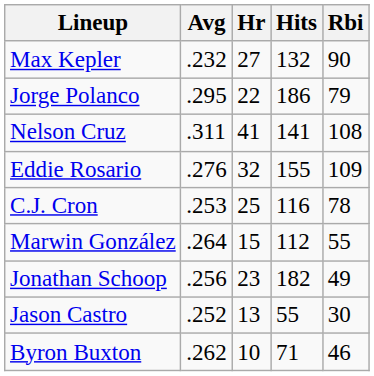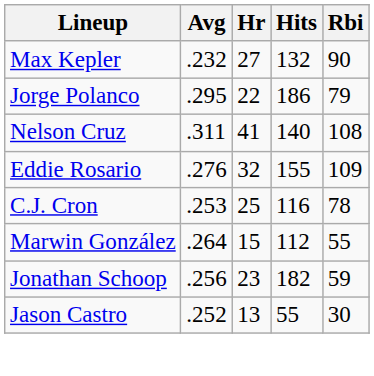(293, 132) 141 -> (293, 132) 140
(339, 278) 49 -> (339, 278) 59
- row: (76, 351)
